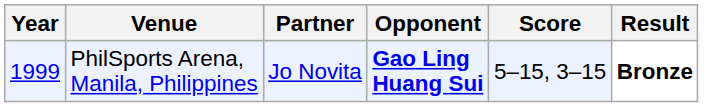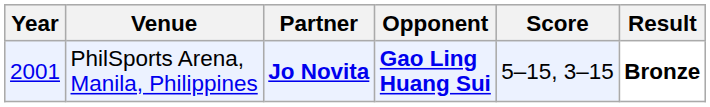(35, 71) 1999 -> (35, 71) 2001
(315, 71) normal -> (319, 71) bold
